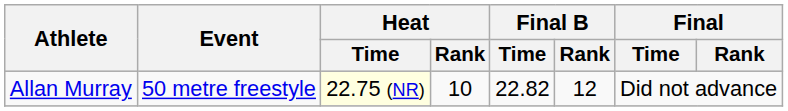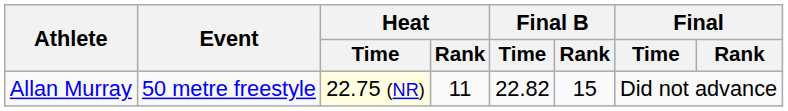(460, 89) 10 -> (460, 89) 11
(585, 89) 12 -> (585, 89) 15
